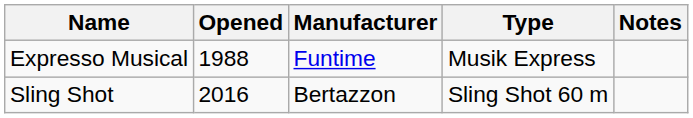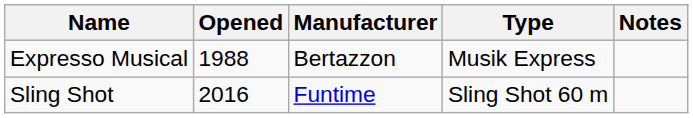(335, 58) Funtime -> (345, 58) Bertazzon
(345, 94) Bertazzon -> (335, 94) Funtime
